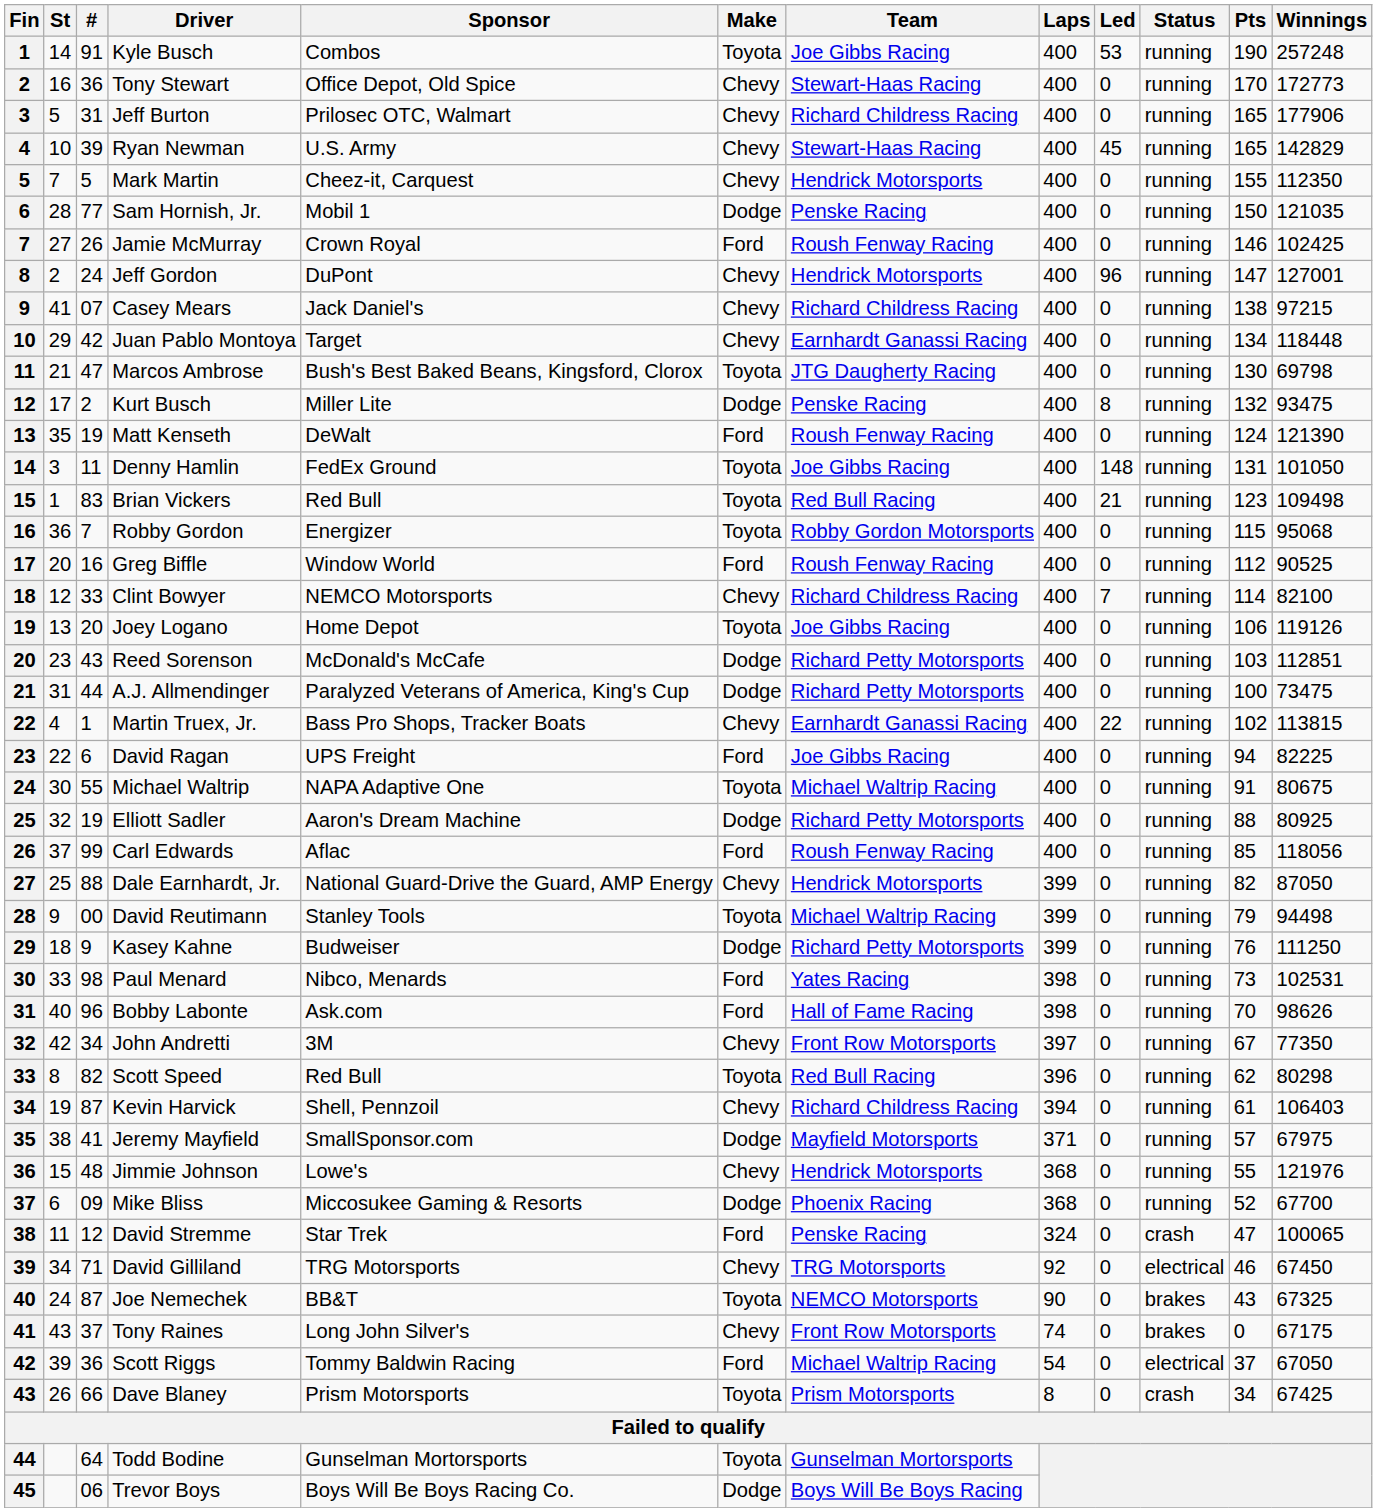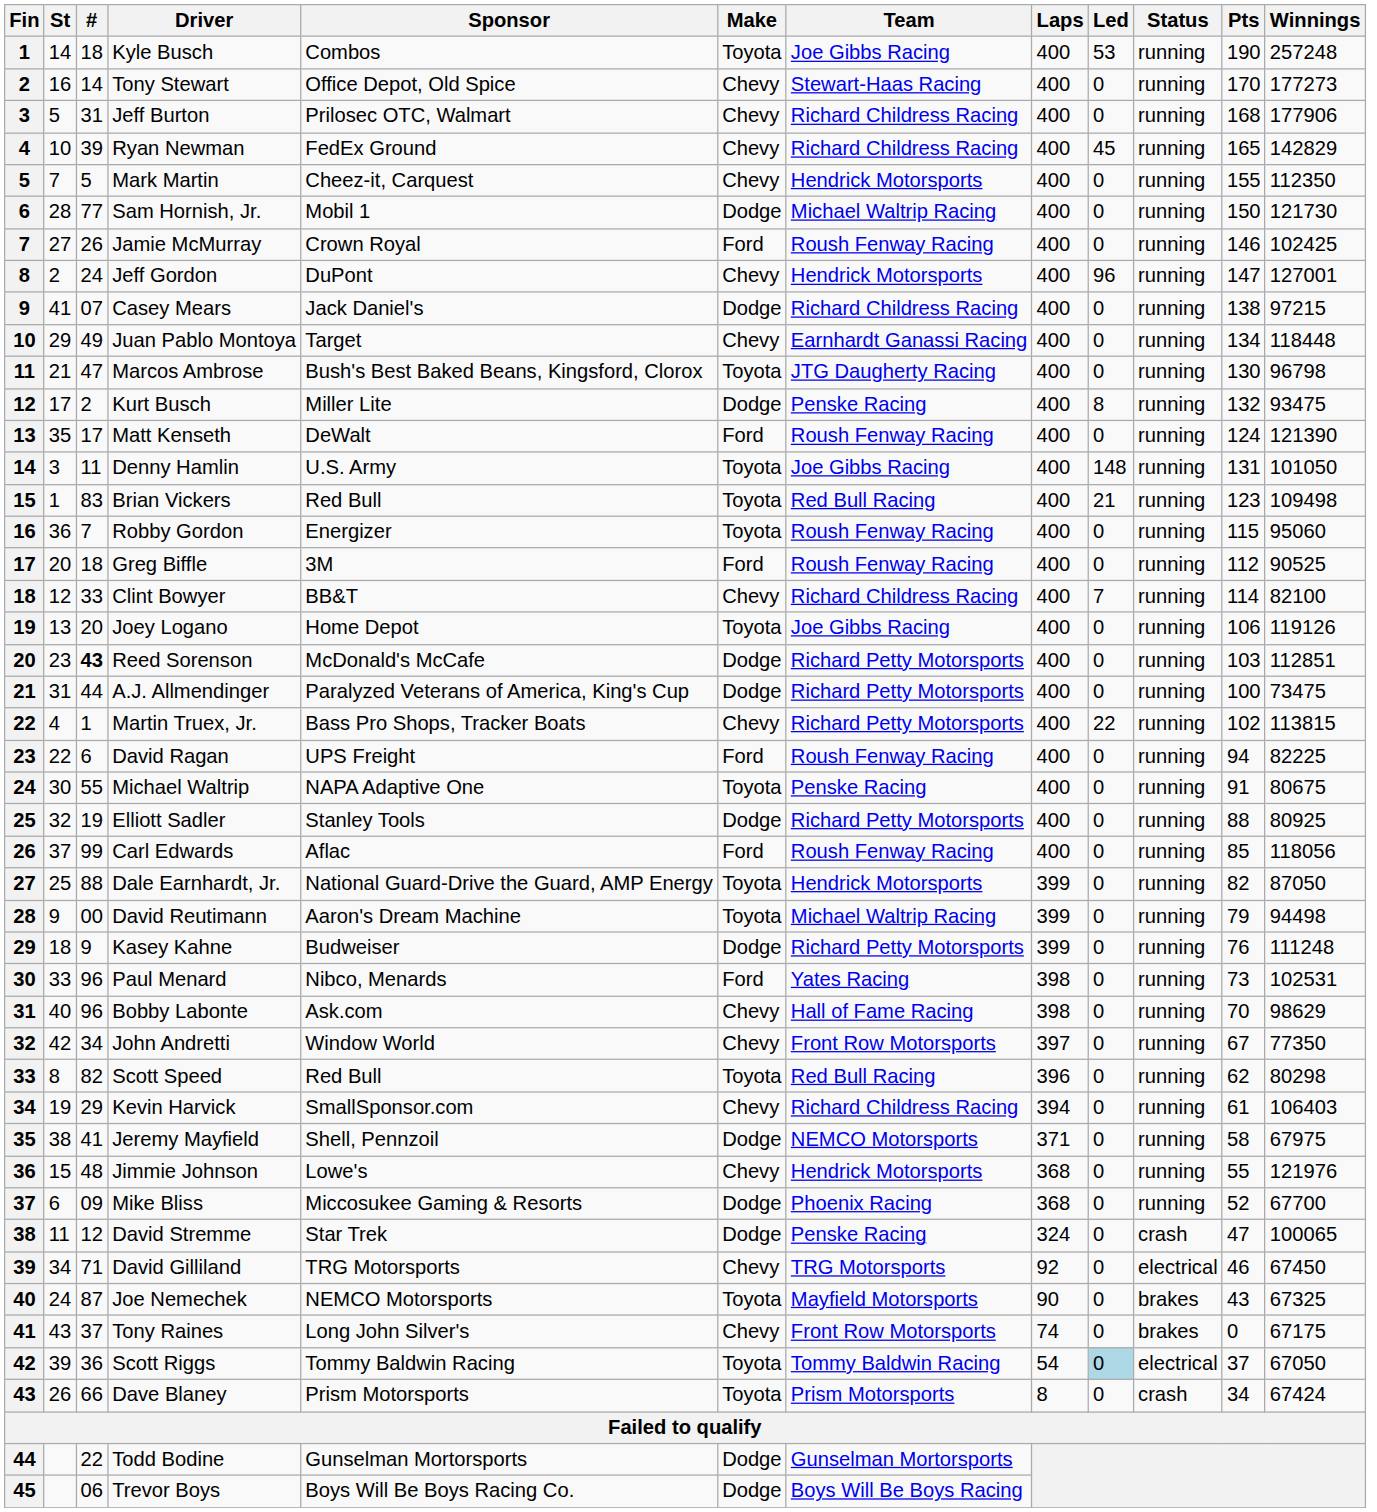(92, 52) 91 -> (92, 52) 18
(92, 84) 36 -> (92, 84) 14
(1310, 84) 172773 -> (1304, 84) 177273
(1250, 116) 165 -> (1244, 116) 168
(351, 148) U.S. Army -> (371, 148) FedEx Ground
(886, 148) Stewart-Haas Racing -> (905, 148) Richard Childress Racing
(859, 212) Penske Racing -> (894, 212) Michael Waltrip Racing
(1310, 212) 121035 -> (1304, 212) 121730
(751, 308) Chevy -> (752, 308) Dodge
(92, 340) 42 -> (92, 340) 49
(1305, 372) 69798 -> (1298, 372) 96798
(92, 436) 19 -> (92, 436) 17
(371, 468) FedEx Ground -> (351, 468) U.S. Army
(912, 532) Robby Gordon Motorsports -> (892, 532) Roush Fenway Racing
(1305, 532) 95068 -> (1298, 532) 95060
(92, 564) 16 -> (92, 564) 18
(370, 564) Window World -> (319, 564) 3M
(399, 595) NEMCO Motorsports -> (332, 595) BB&T
(92, 659) normal -> (92, 659) bold
(909, 723) Earnhardt Ganassi Racing -> (907, 723) Richard Petty Motorsports
(870, 755) Joe Gibbs Racing -> (892, 755) Roush Fenway Racing
(894, 787) Michael Waltrip Racing -> (859, 787) Penske Racing
(413, 819) Aaron's Dream Machine -> (365, 819) Stanley Tools
(751, 883) Chevy -> (752, 883) Toyota
(365, 915) Stanley Tools -> (413, 915) Aaron's Dream Machine
(1309, 947) 111250 -> (1302, 947) 111248
(92, 979) 98 -> (92, 979) 96
(743, 1011) Ford -> (751, 1011) Chevy
(1305, 1011) 98626 -> (1298, 1011) 98629
(319, 1043) 3M -> (370, 1043) Window World
(92, 1107) 87 -> (92, 1107) 29
(372, 1107) Shell, Pennzoil -> (389, 1107) SmallSponsor.com
(389, 1139) SmallSponsor.com -> (372, 1139) Shell, Pennzoil
(884, 1139) Mayfield Motorsports -> (884, 1139) NEMCO Motorsports
(1245, 1139) 57 -> (1238, 1139) 58
(743, 1235) Ford -> (752, 1235) Dodge
(332, 1299) BB&T -> (399, 1299) NEMCO Motorsports
(884, 1299) NEMCO Motorsports -> (884, 1299) Mayfield Motorsports
(743, 1363) Ford -> (752, 1363) Toyota
(894, 1363) Michael Waltrip Racing -> (896, 1363) Tommy Baldwin Racing
(1105, 1363) no background -> (1099, 1363) lightblue background
(1305, 1395) 67425 -> (1298, 1395) 67424
(92, 1459) 64 -> (92, 1459) 22
(752, 1459) Toyota -> (752, 1459) Dodge
